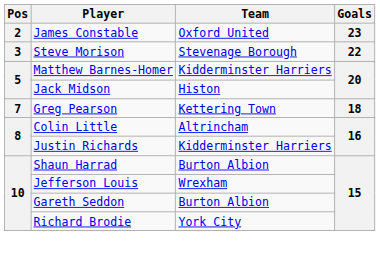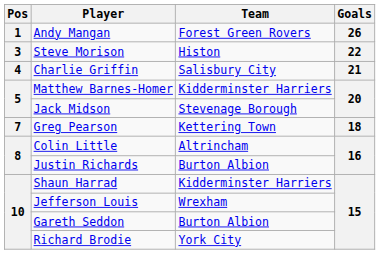+ row: (72, 33)
- row: (86, 33)
(238, 52) Stevenage Borough -> (199, 52) Histon
+ row: (86, 70)
(199, 89) Histon -> (238, 108) Stevenage Borough
(255, 146) Kidderminster Harriers -> (224, 165) Burton Albion
(224, 165) Burton Albion -> (255, 184) Kidderminster Harriers
